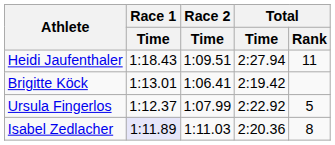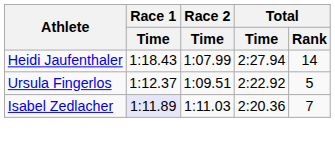(207, 61) 1:09.51 -> (207, 61) 1:07.99
(309, 61) 11 -> (309, 61) 14
- row: (48, 84)
(207, 106) 1:07.99 -> (207, 84) 1:09.51
(309, 129) 8 -> (309, 106) 7
